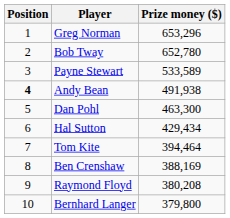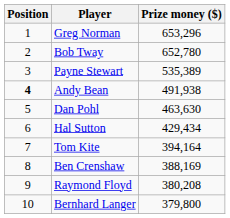(181, 71) 533,589 -> (181, 71) 535,389
(181, 109) 463,300 -> (181, 109) 463,630
(181, 147) 394,464 -> (181, 147) 394,164
